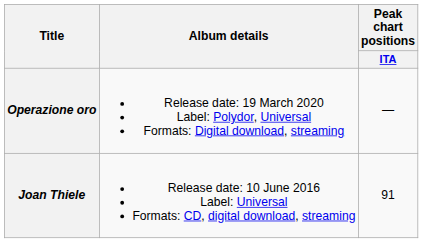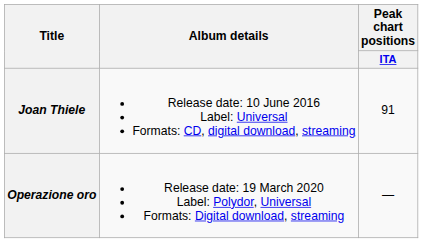rows swapped: (52, 195) <-> (52, 110)
